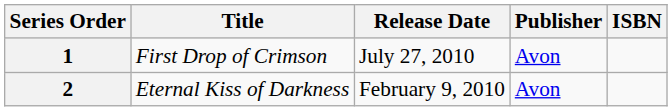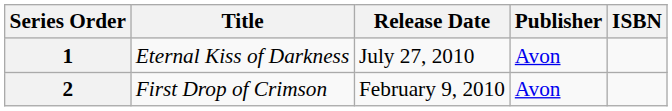(231, 55) First Drop of Crimson -> (242, 55) Eternal Kiss of Darkness
(242, 88) Eternal Kiss of Darkness -> (231, 88) First Drop of Crimson
